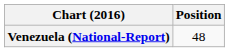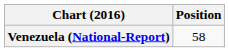(199, 36) 48 -> (199, 36) 58
